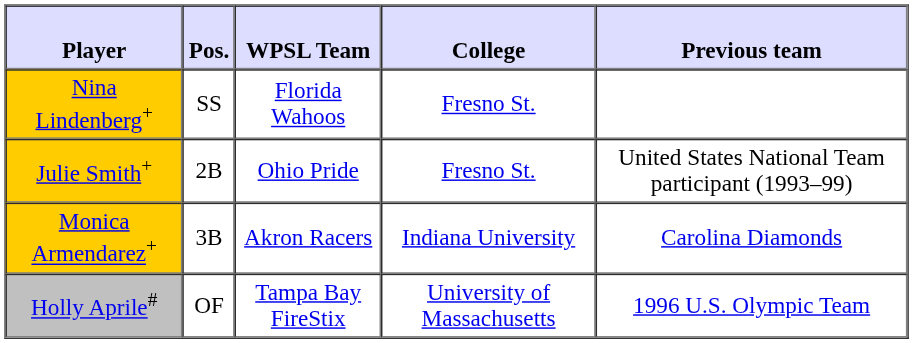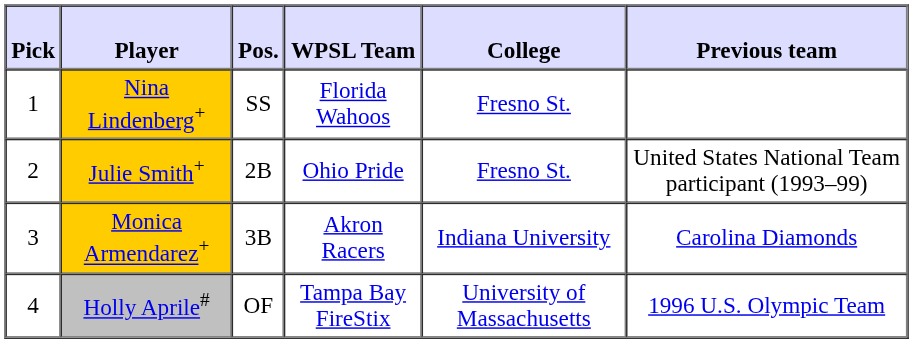+ column: (33, 50)
